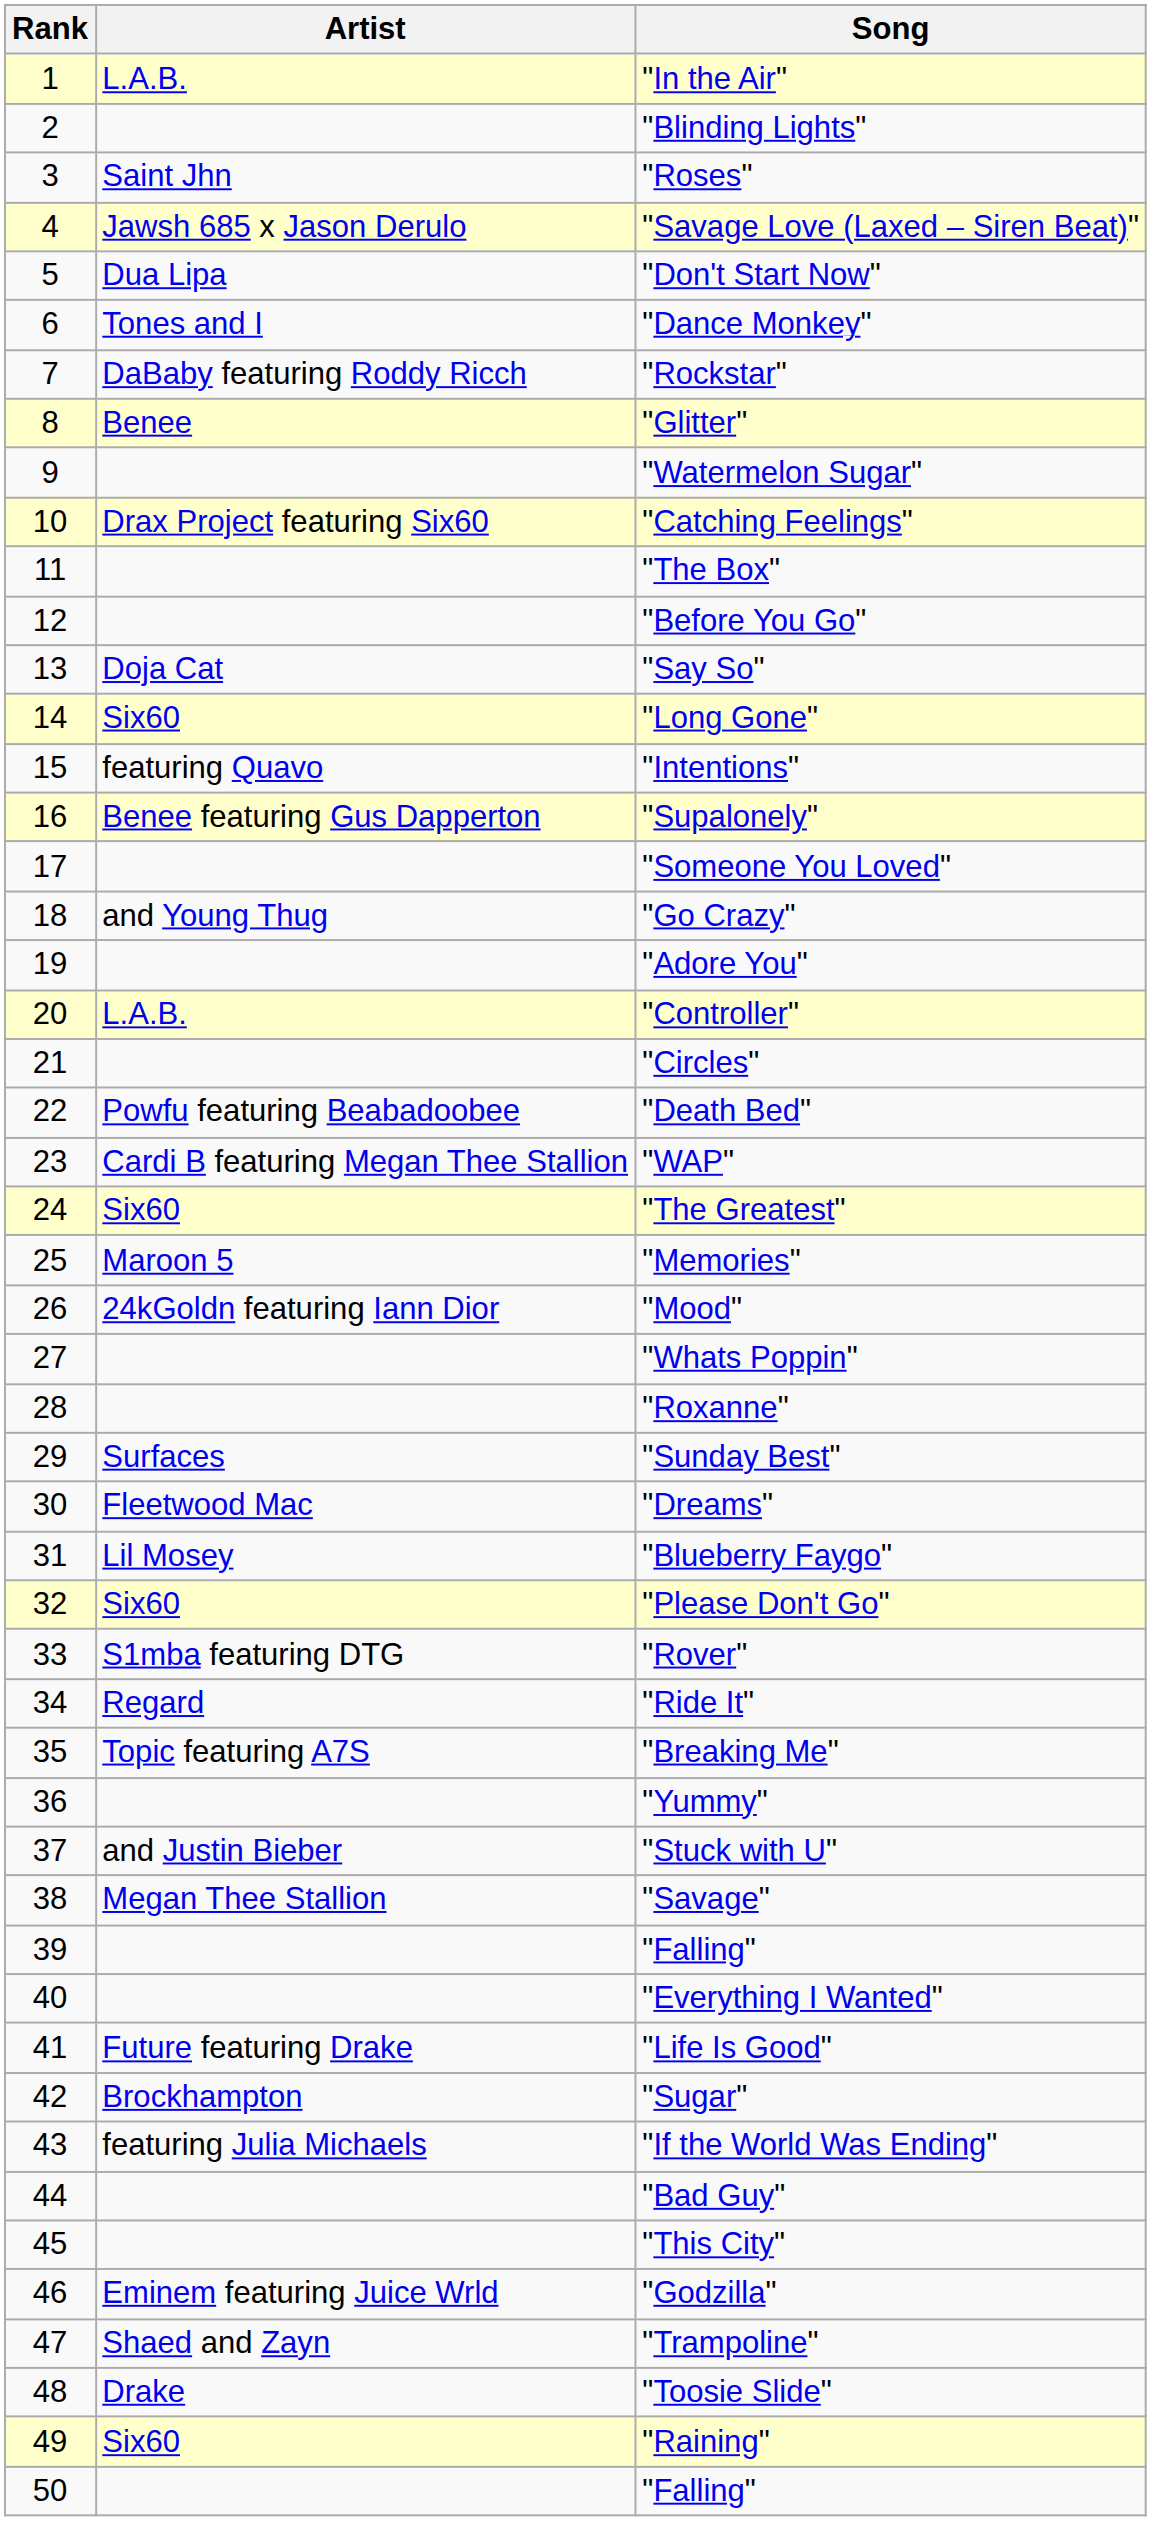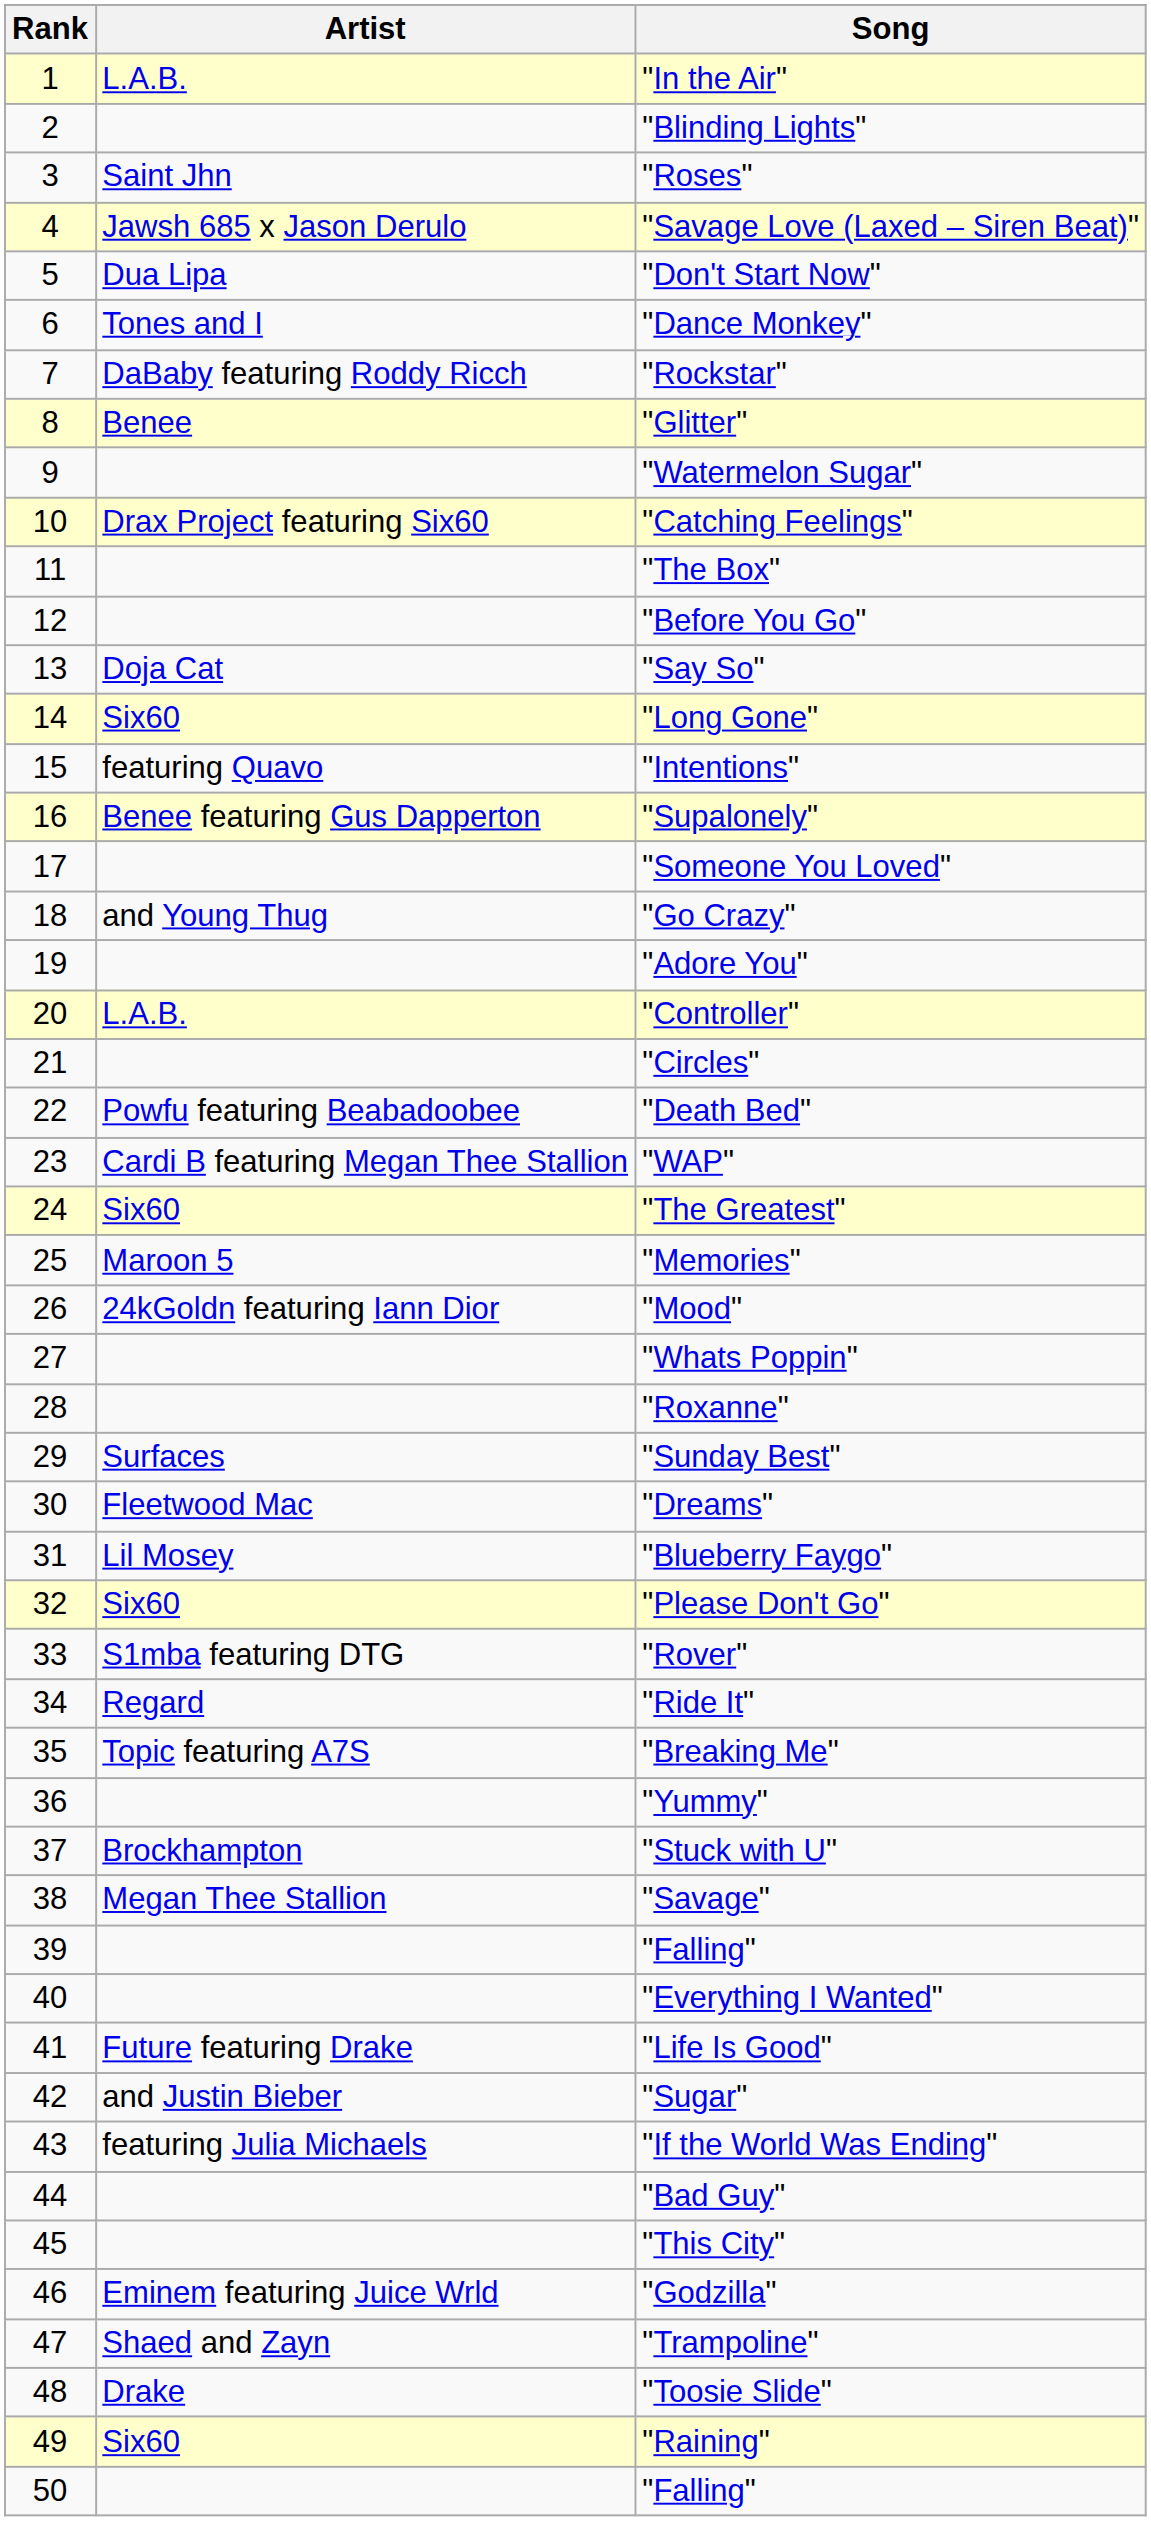(222, 1850) and Justin Bieber -> (202, 1850) Brockhampton
(202, 2096) Brockhampton -> (222, 2096) and Justin Bieber
